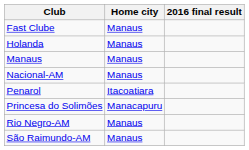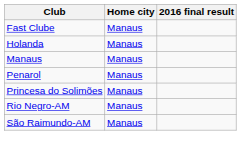- row: (35, 75)
(130, 91) Itacoatiara -> (125, 75) Manaus
(135, 106) Manacapuru -> (125, 91) Manaus
